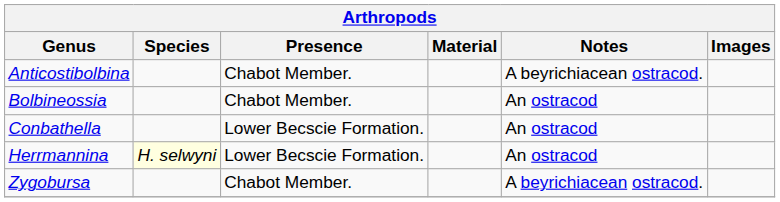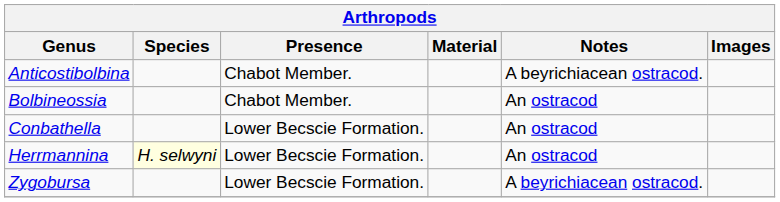(288, 182) Chabot Member. -> (324, 182) Lower Becscie Formation.
